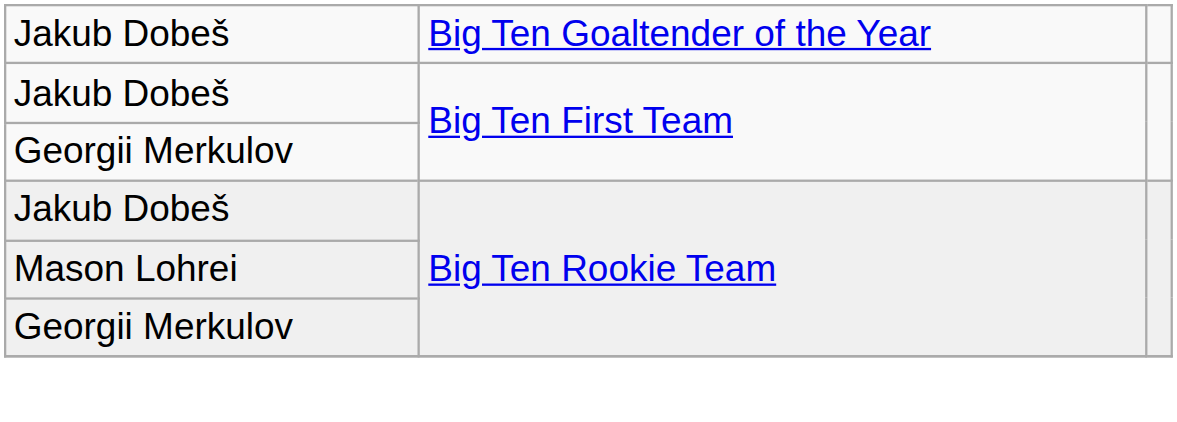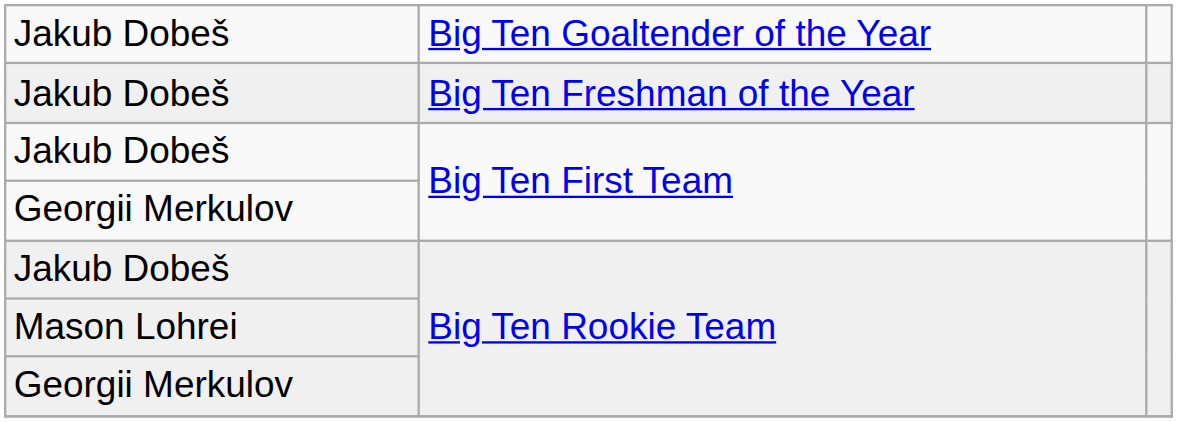+ row: (122, 92)
